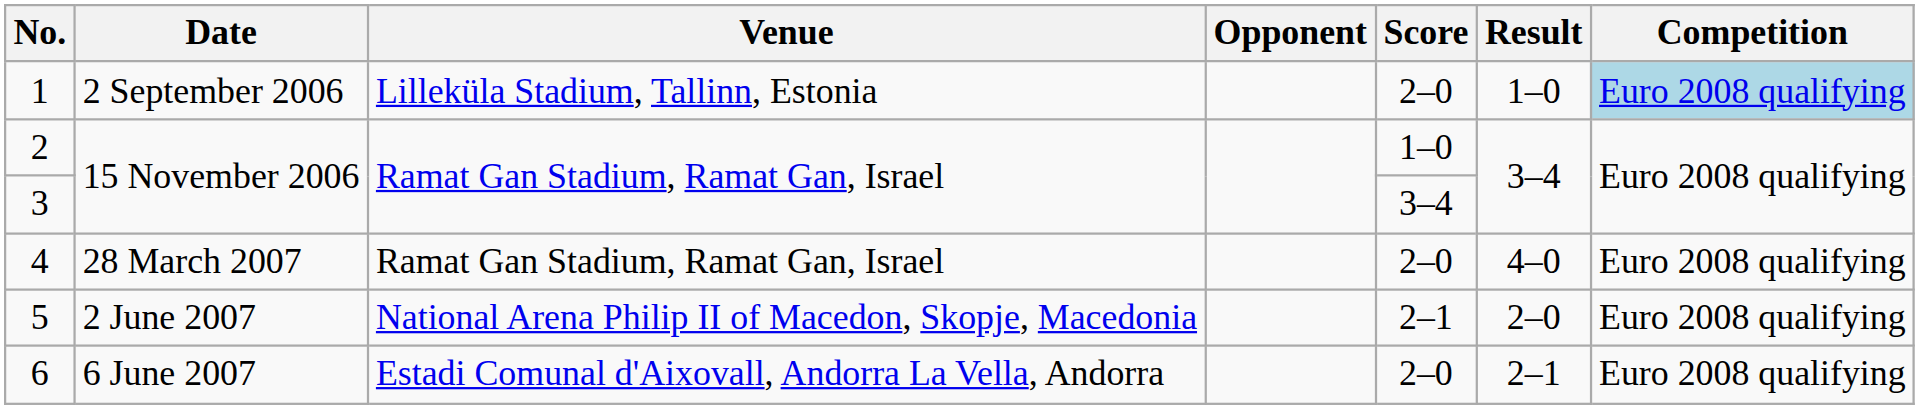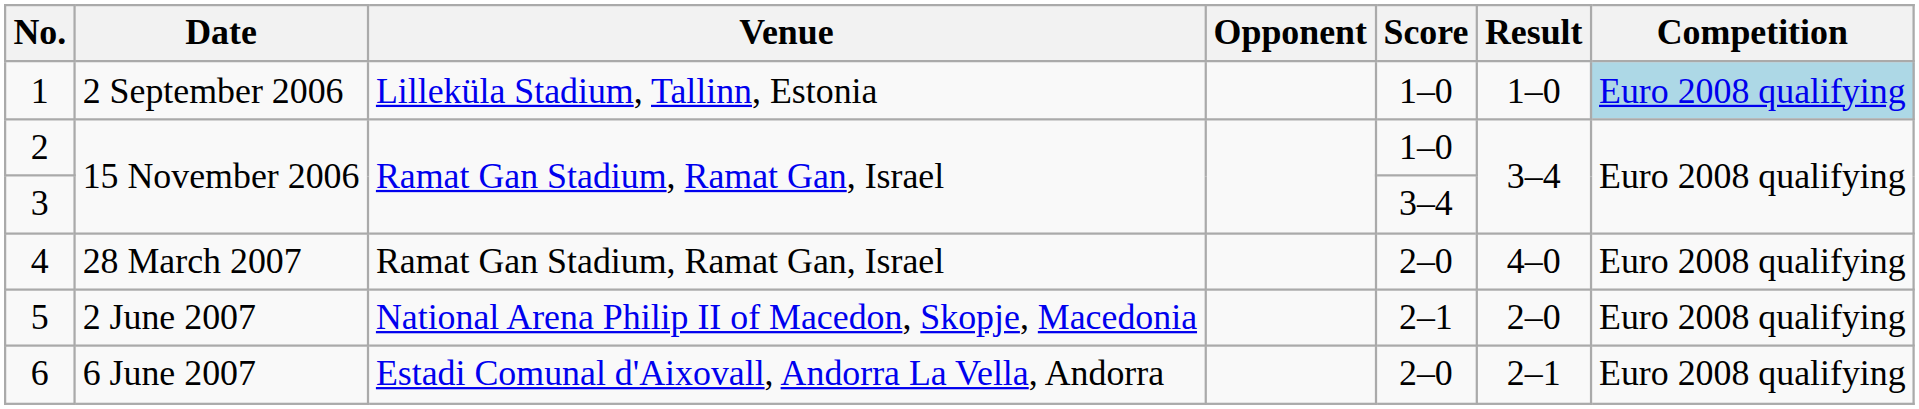(1426, 89) 2–0 -> (1426, 89) 1–0
